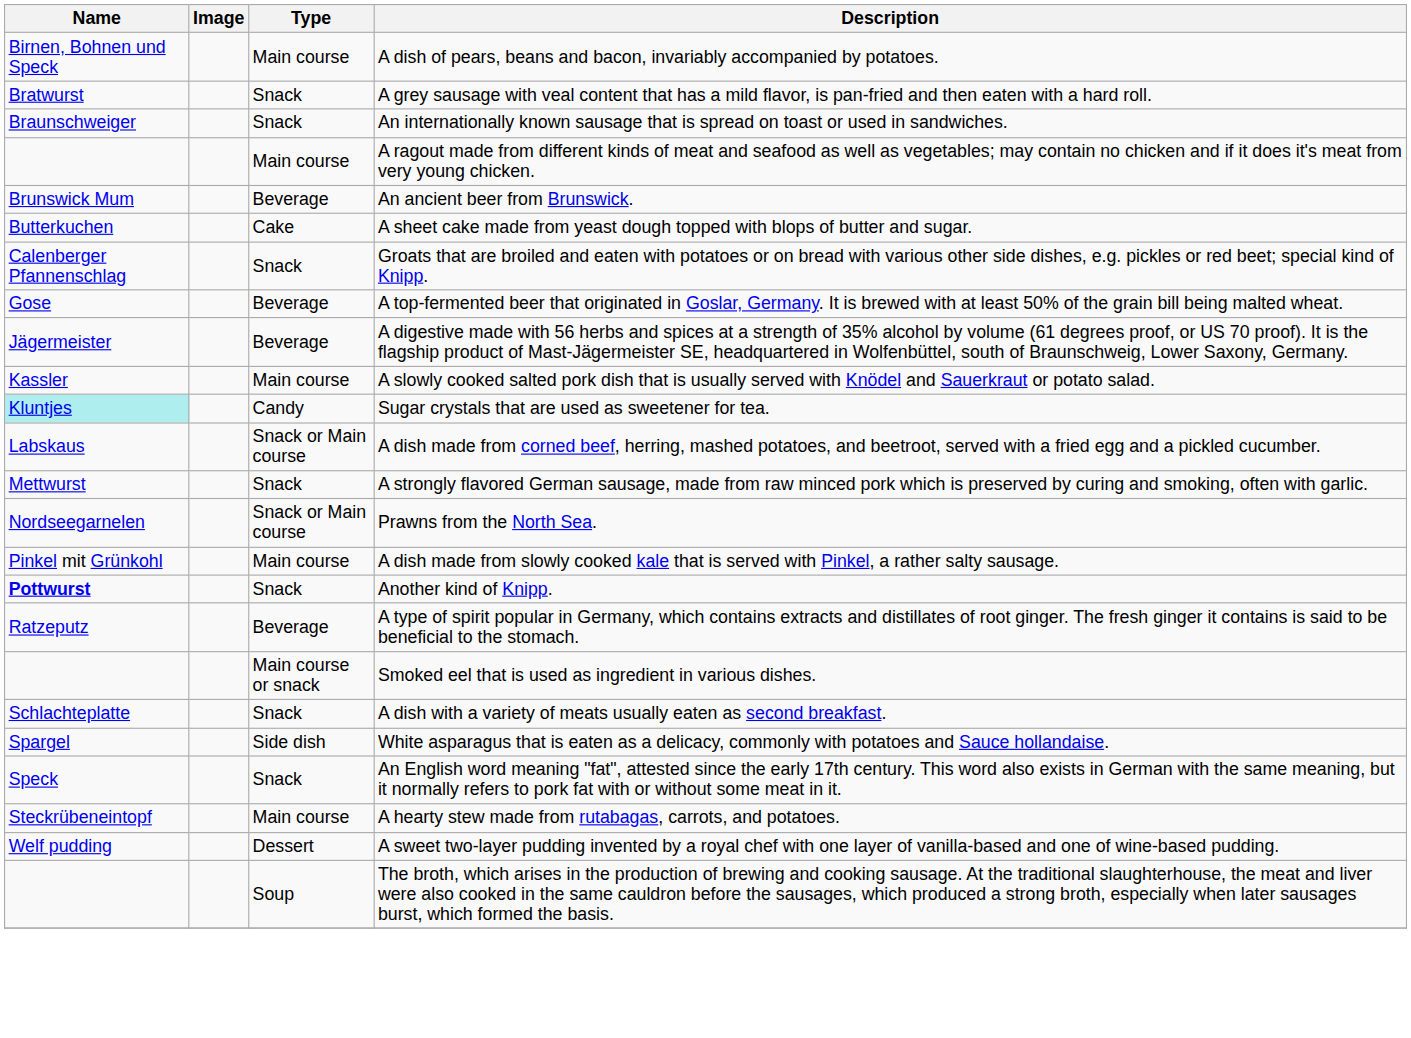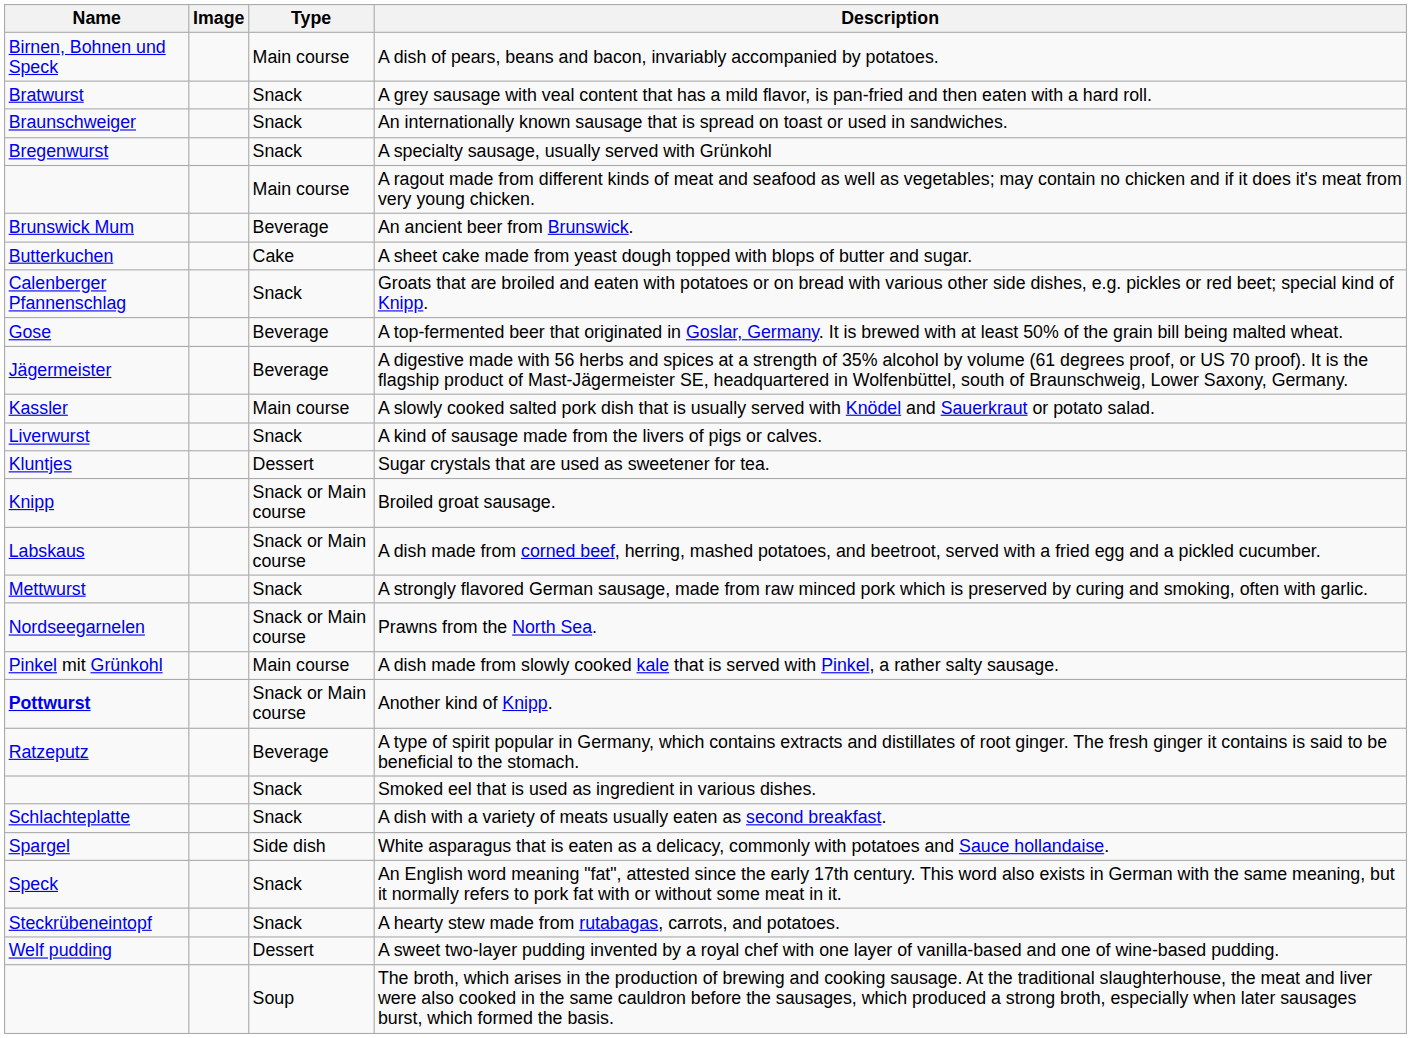+ row: (575, 151)
+ row: (600, 436)
(40, 408) paleturquoise background -> (40, 464) no background
(278, 408) Candy -> (283, 464) Dessert
+ row: (467, 502)
(277, 589) Snack -> (309, 703) Snack or Main course
(301, 675) Main course or snack -> (277, 789) Snack
(301, 818) Main course -> (277, 922) Snack
